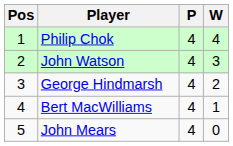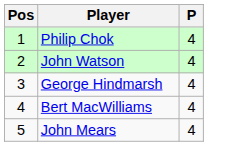- column: (216, 15)
